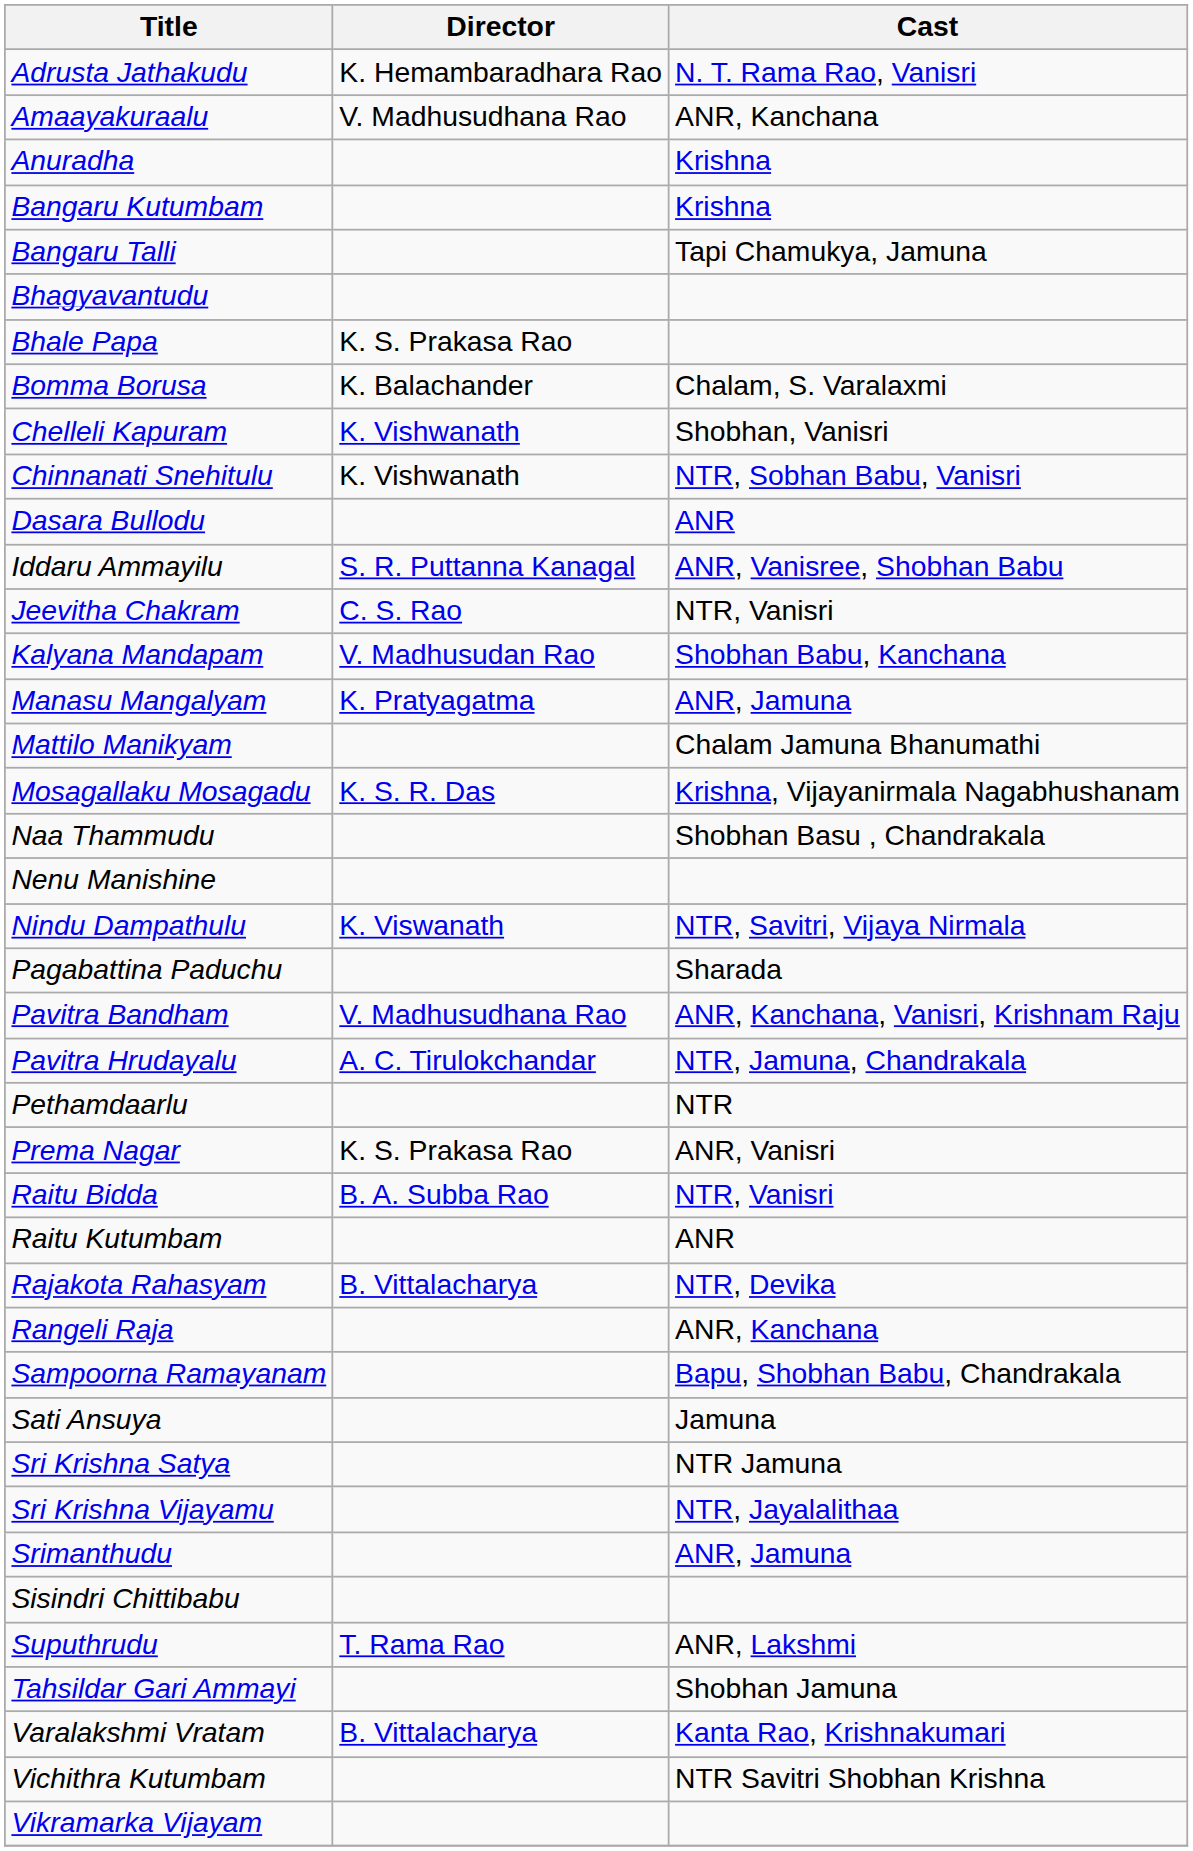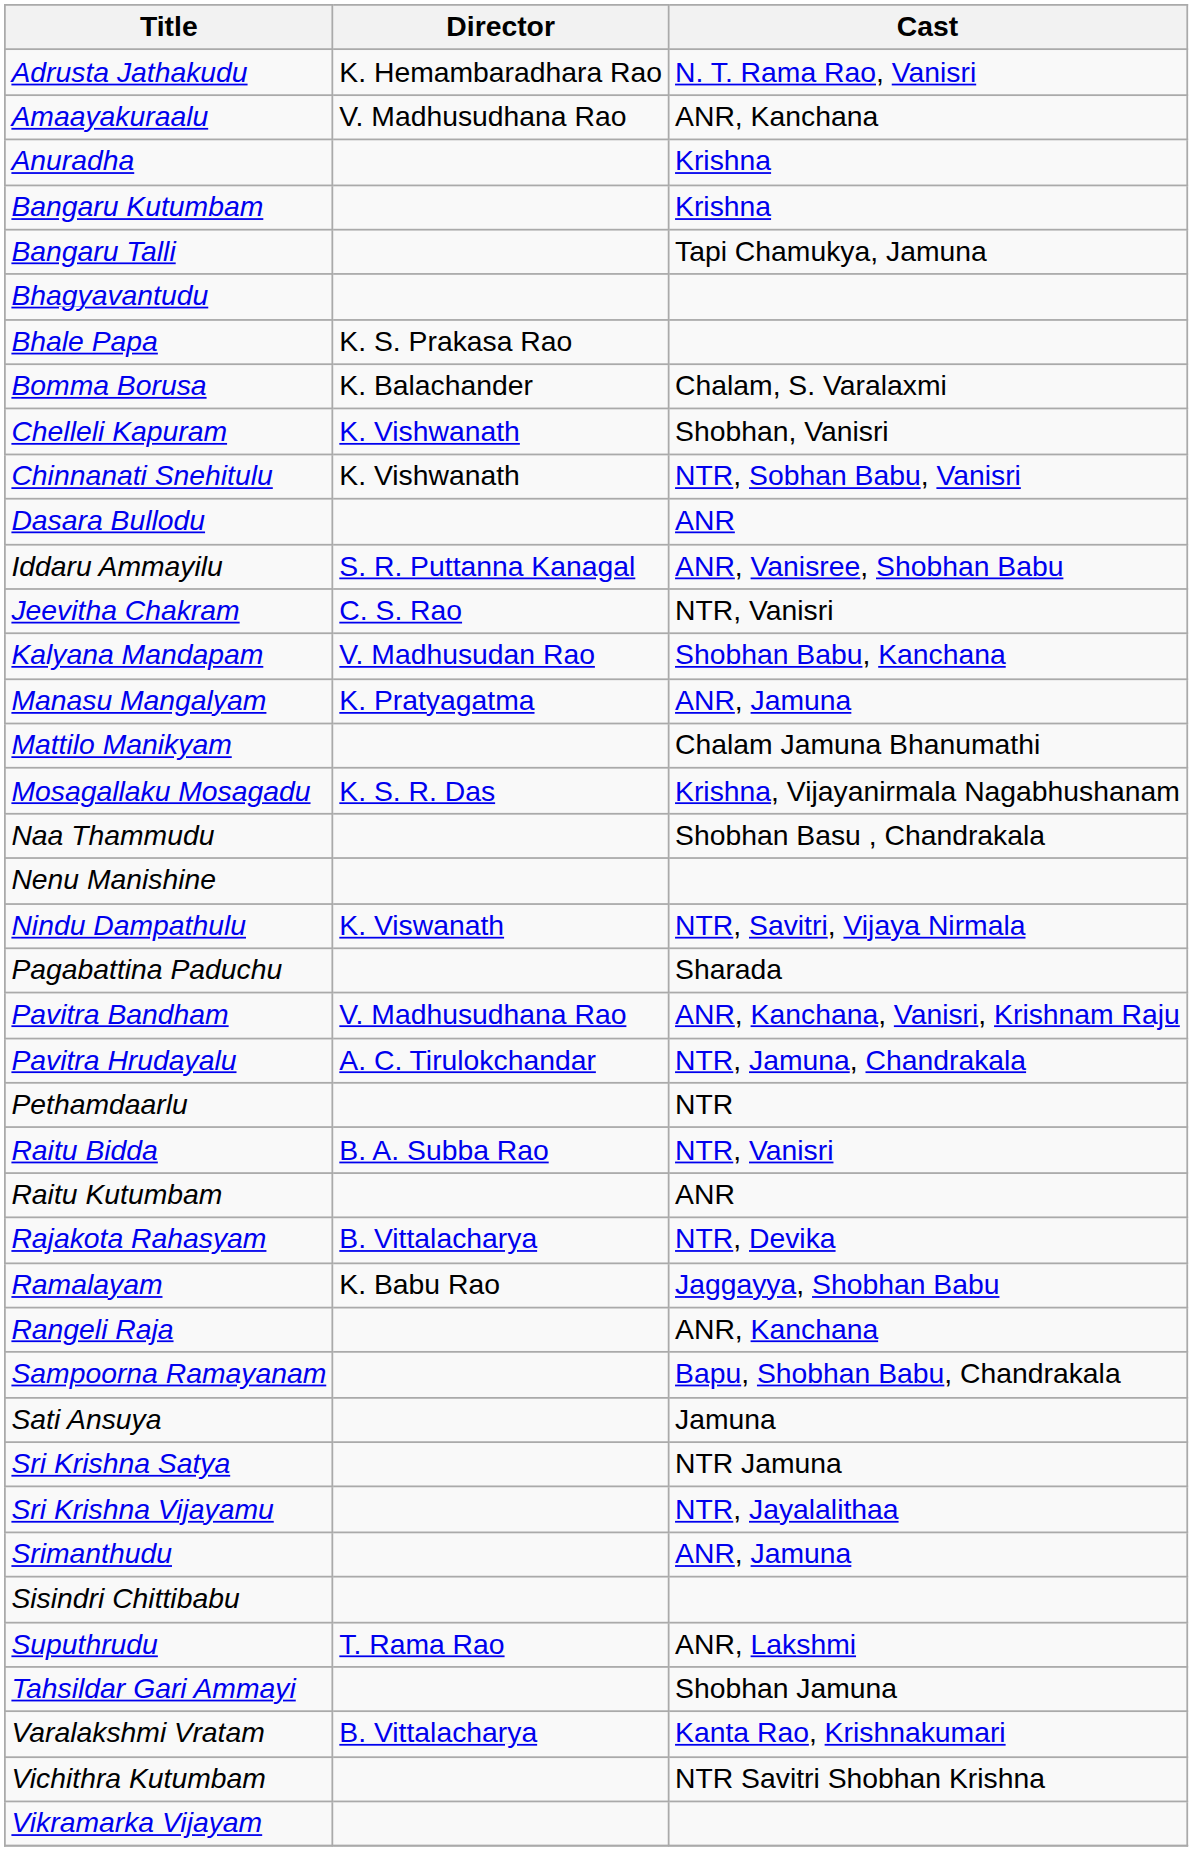- row: (96, 1149)
+ row: (87, 1284)
